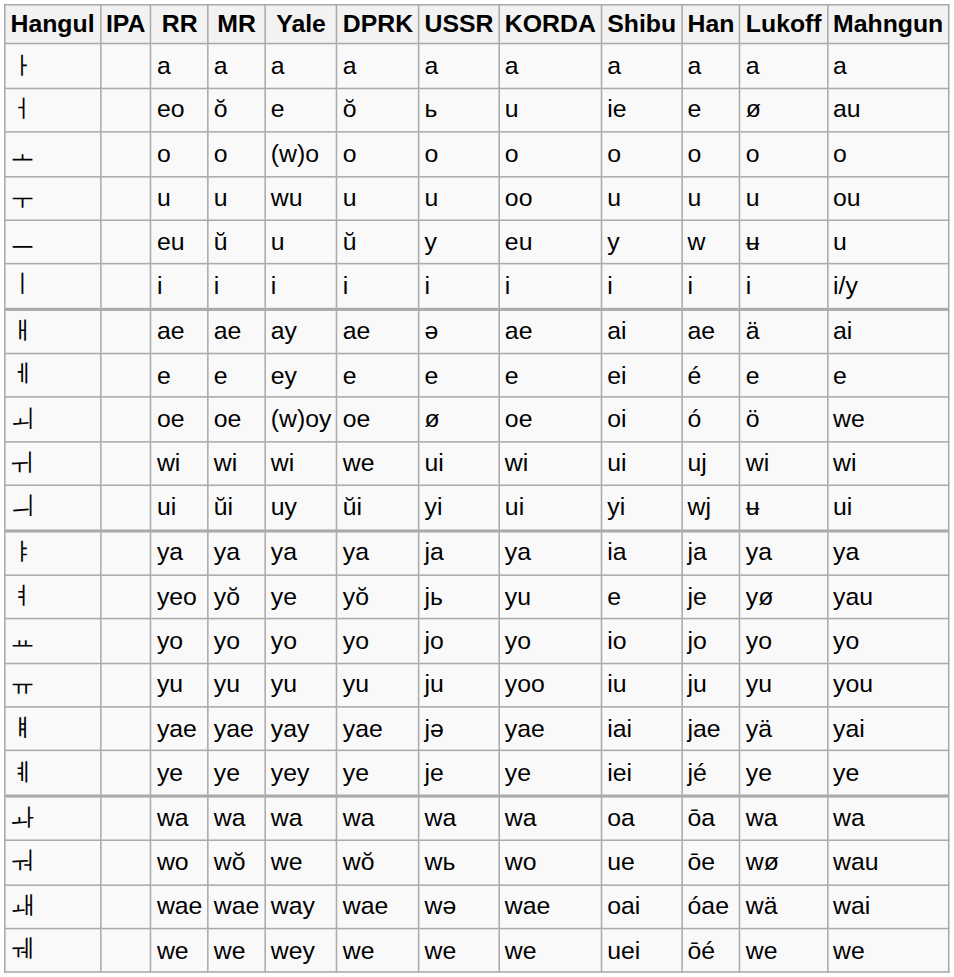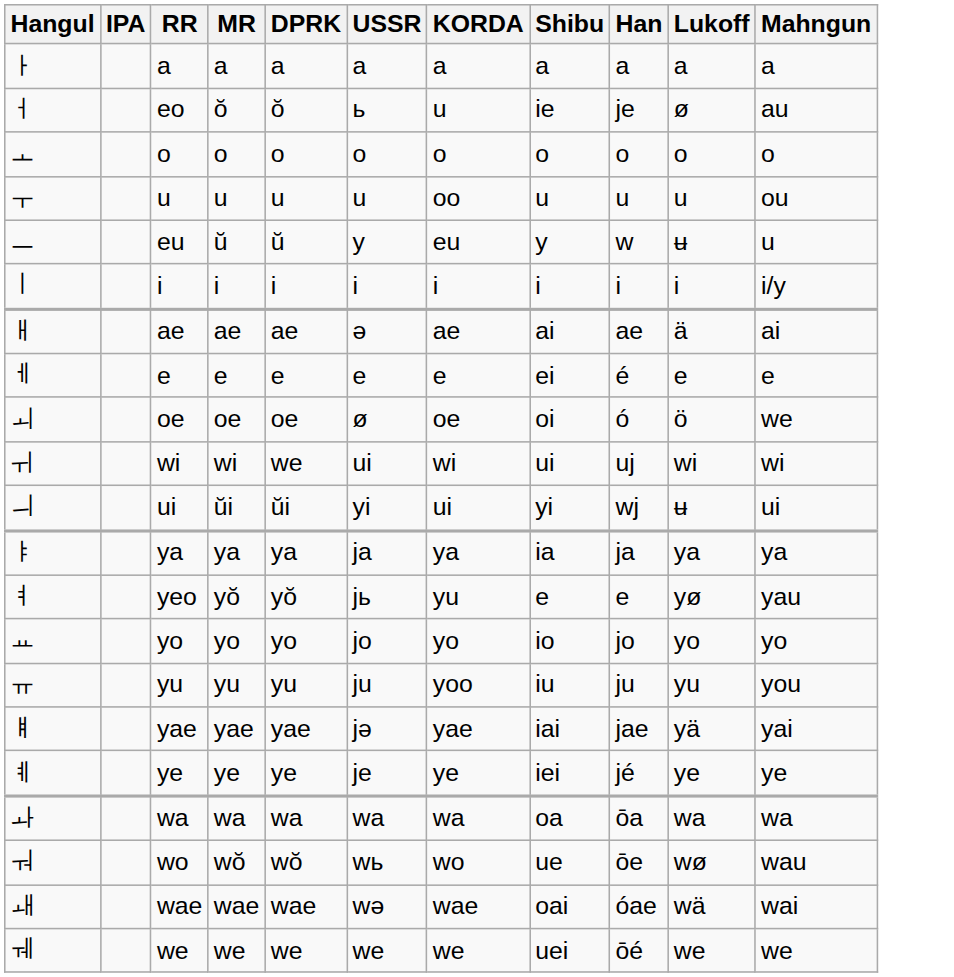- column: (301, 24)
(694, 109) e -> (625, 109) je
(697, 596) je -> (622, 596) e
